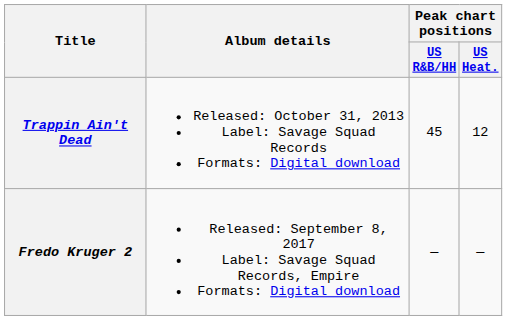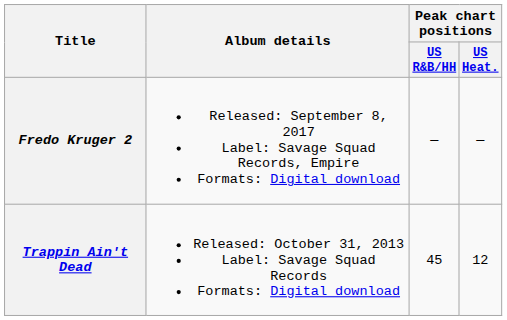rows swapped: (75, 133) <-> (75, 252)
